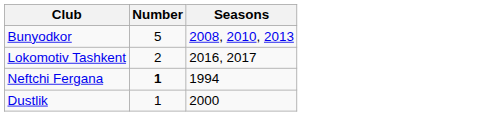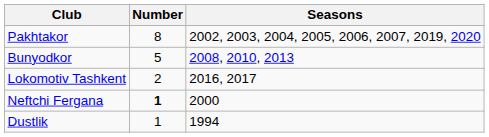+ row: (38, 36)
(204, 79) 1994 -> (204, 100) 2000
(204, 100) 2000 -> (204, 121) 1994
